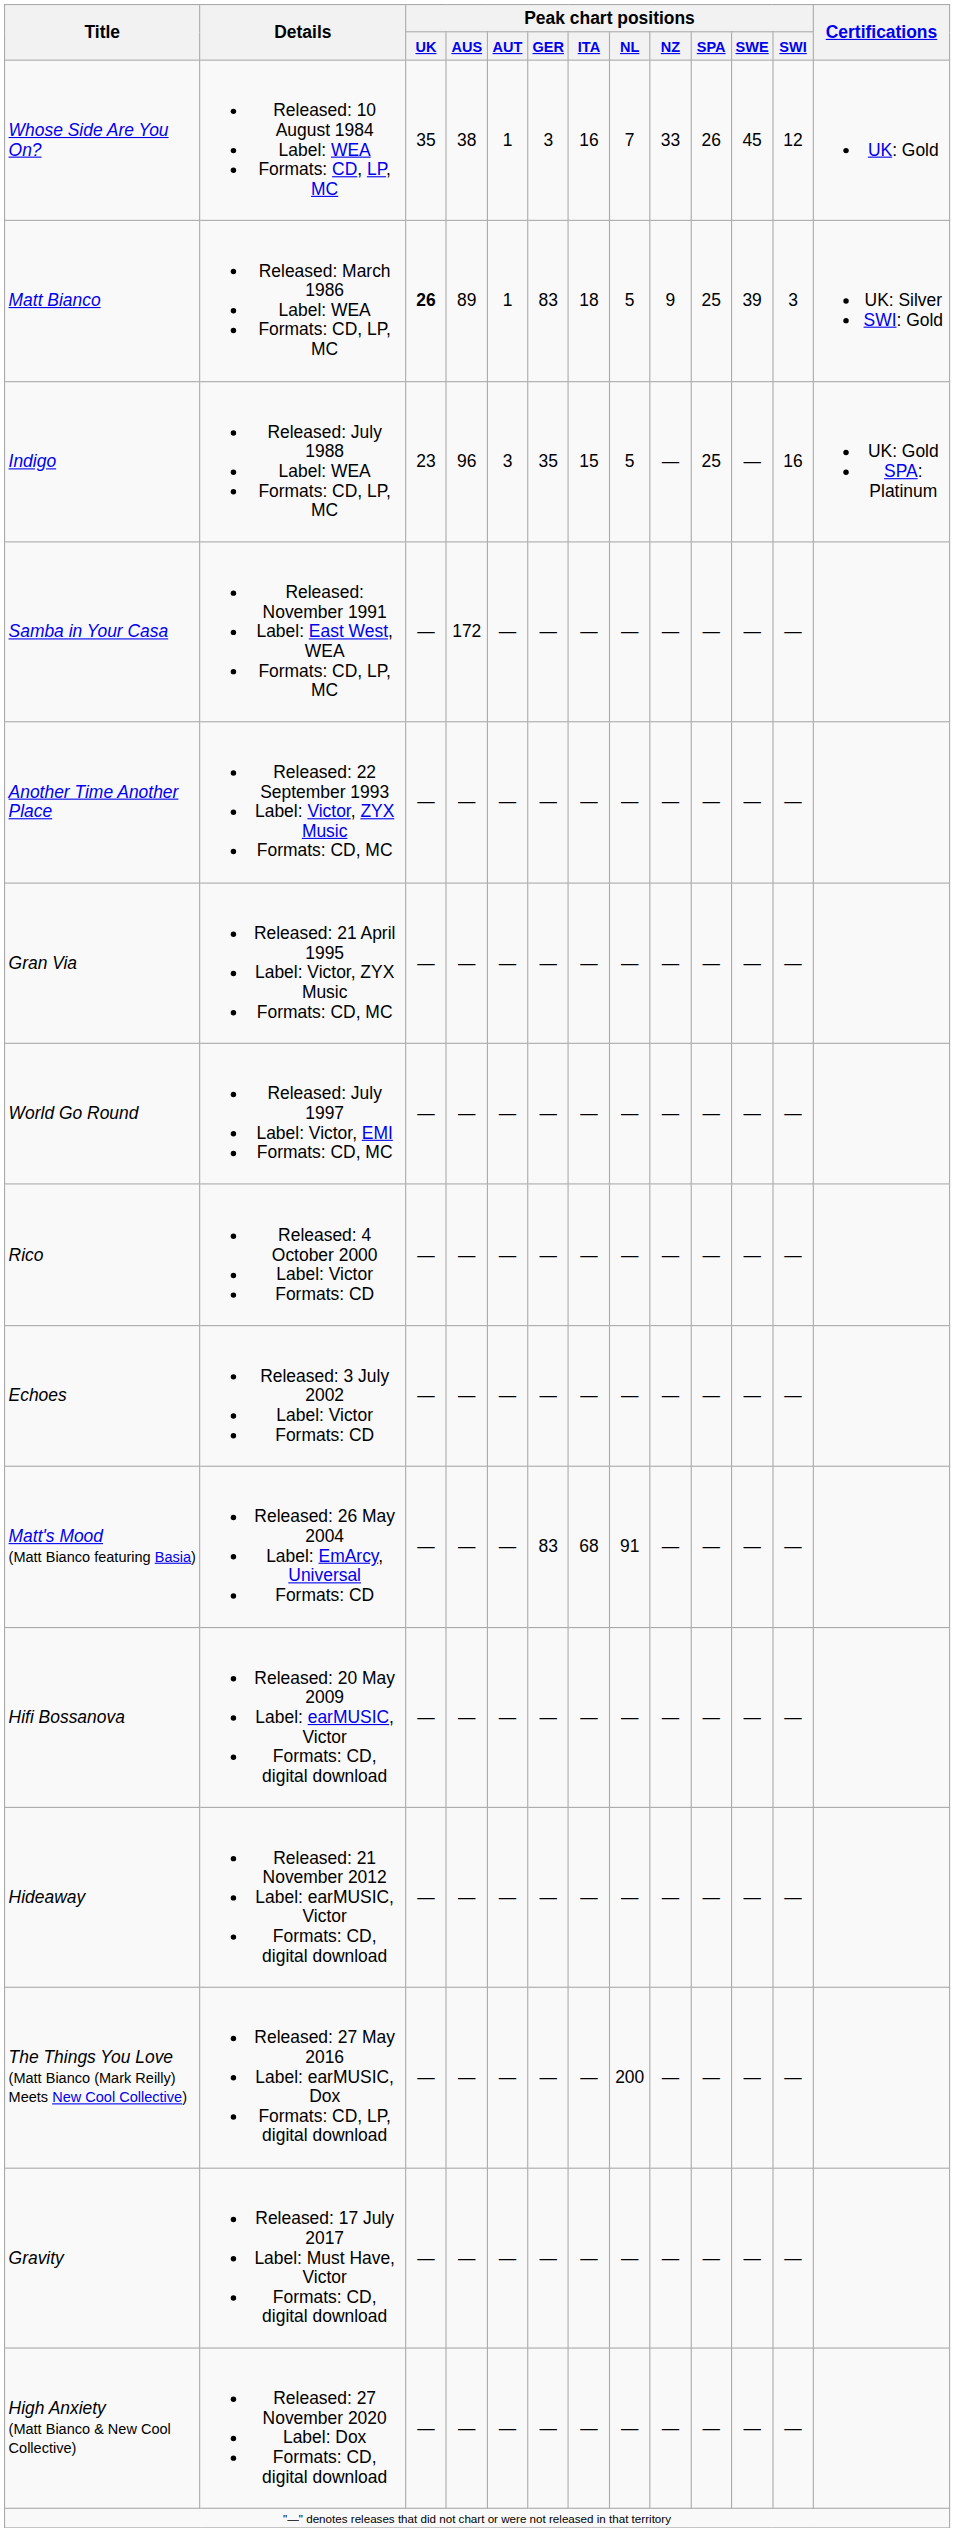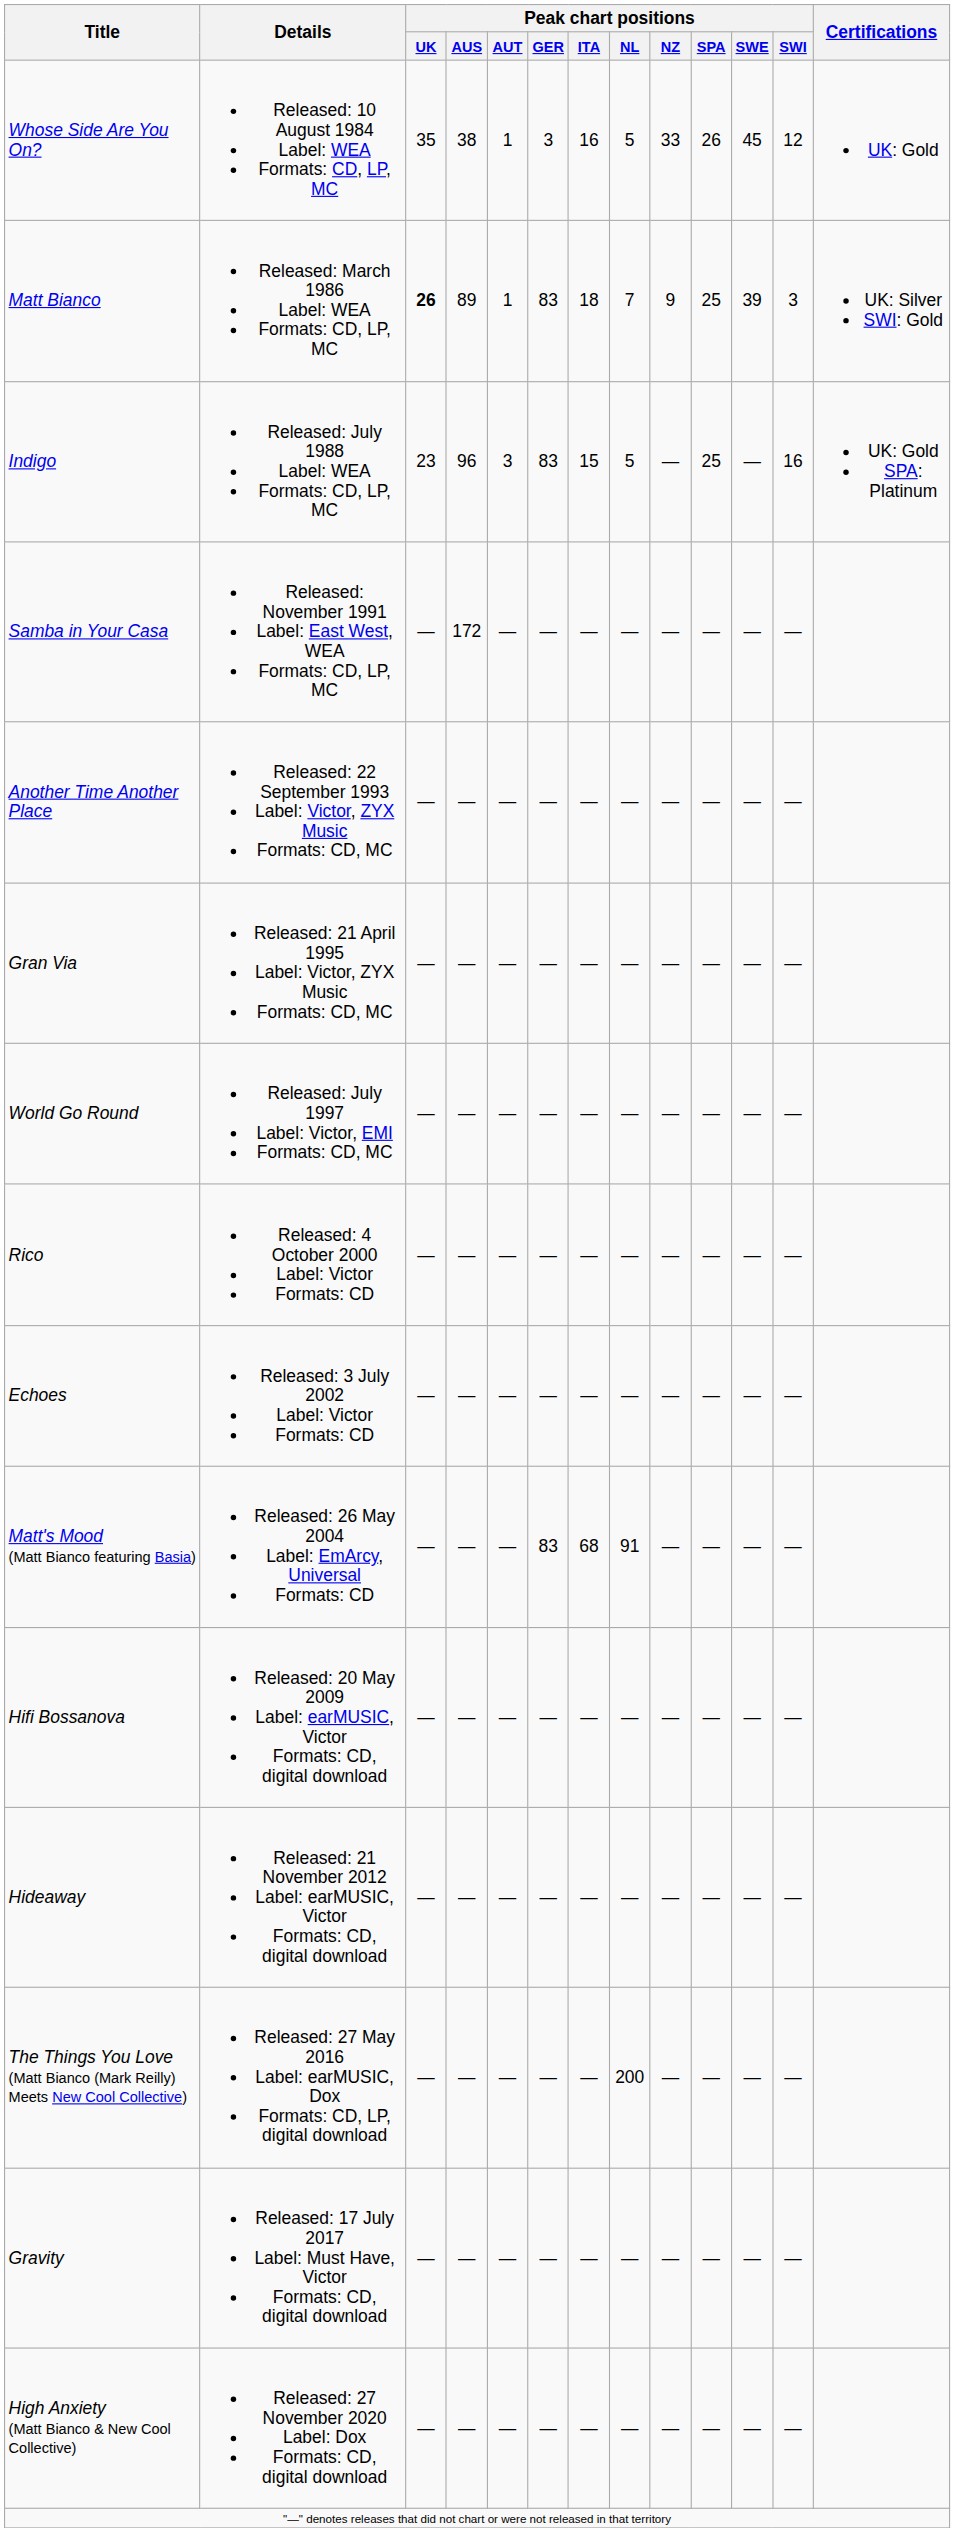(630, 140) 7 -> (630, 140) 5
(630, 300) 5 -> (630, 300) 7
(548, 461) 35 -> (548, 461) 83
